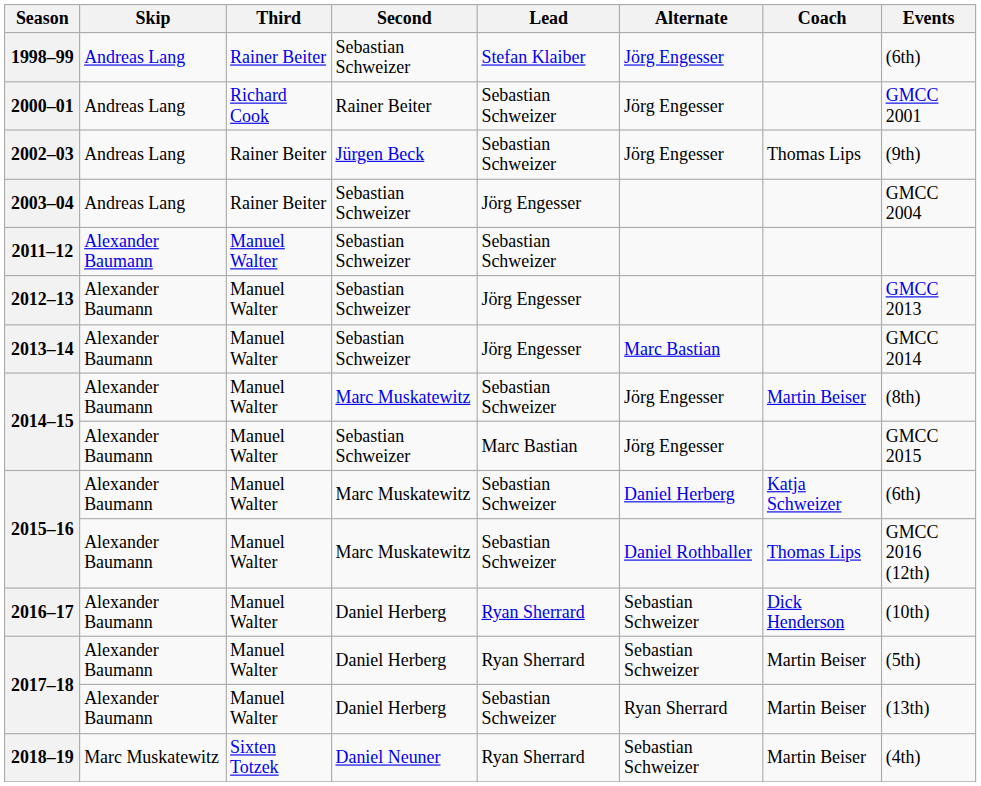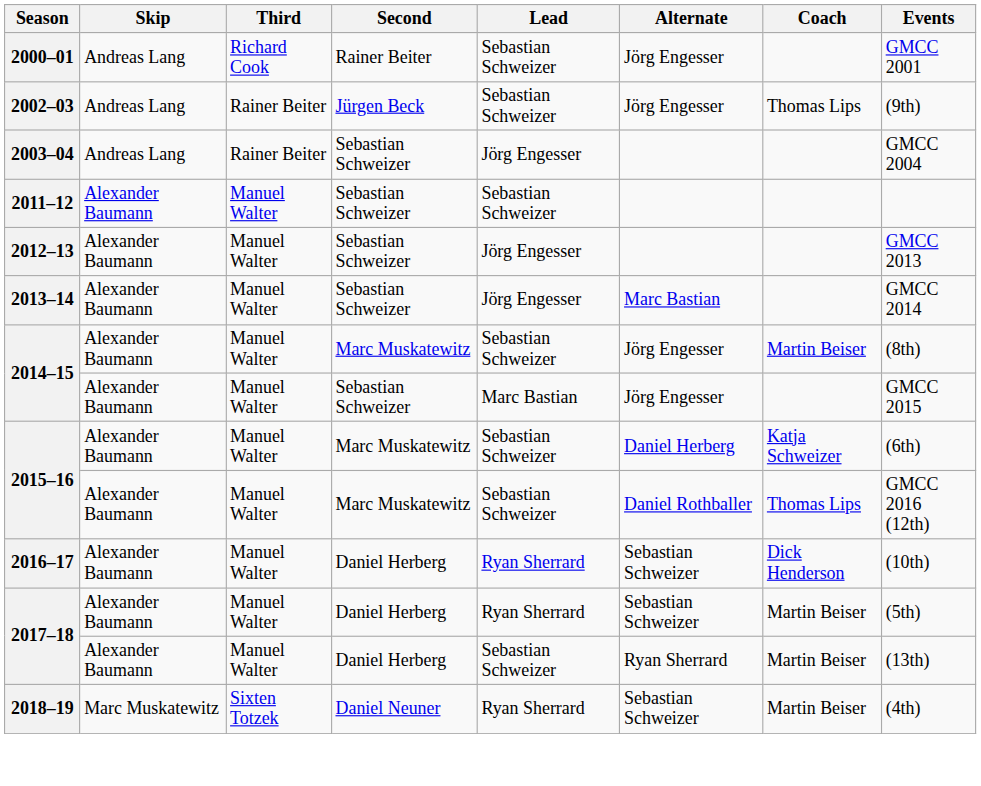- row: (42, 57)
